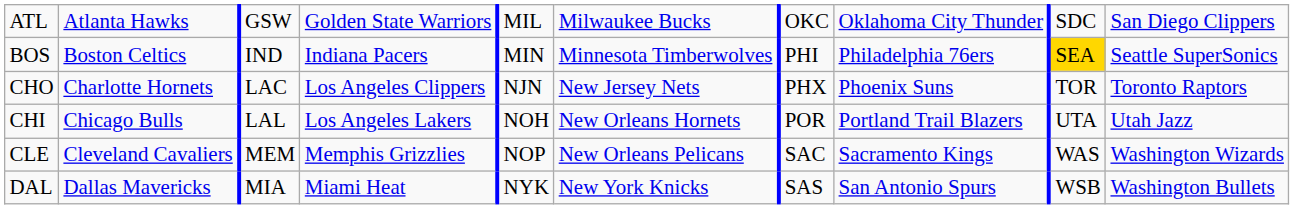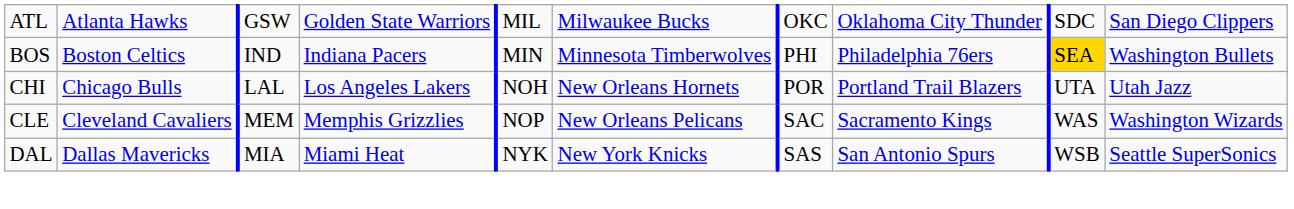(1194, 54) Seattle SuperSonics -> (1191, 54) Washington Bullets
- row: (32, 87)
(1193, 187) Washington Bullets -> (1193, 154) Seattle SuperSonics
